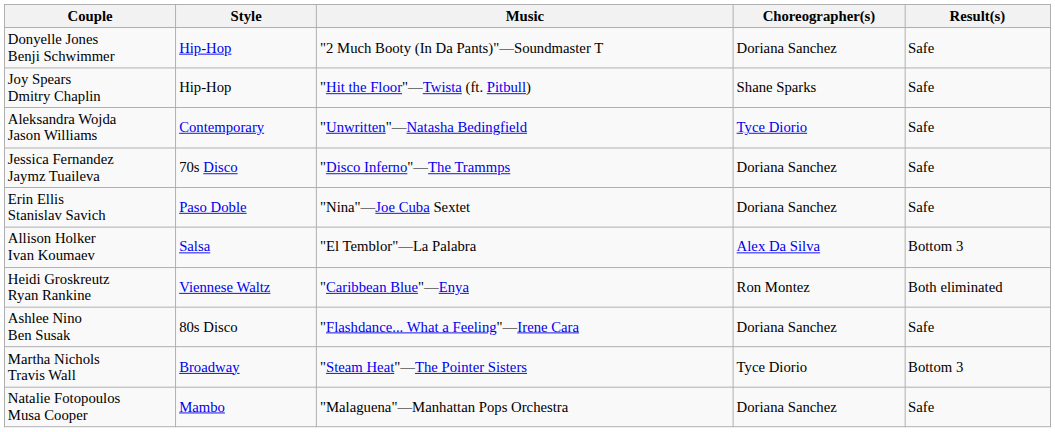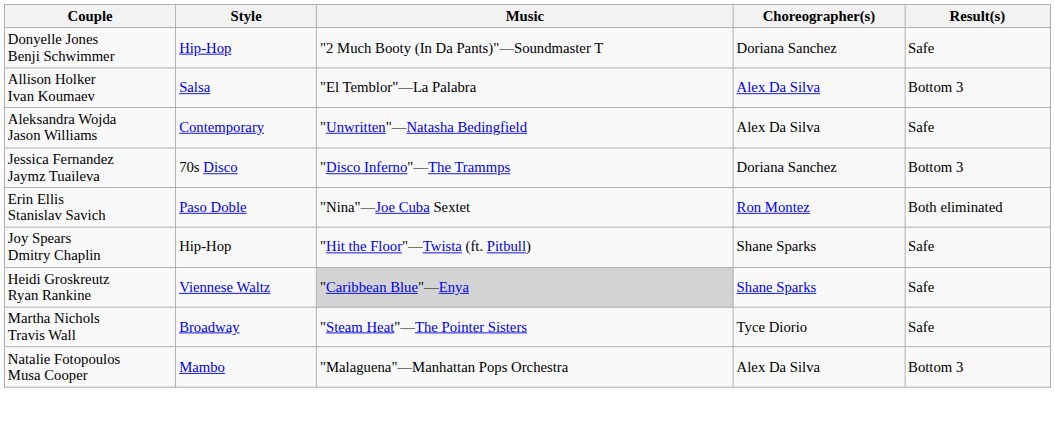rows swapped: (52, 247) <-> (54, 87)
(772, 127) Tyce Diorio -> (778, 127) Alex Da Silva
(921, 167) Safe -> (936, 167) Bottom 3
(787, 207) Doriana Sanchez -> (773, 207) Ron Montez
(921, 207) Safe -> (955, 207) Both eliminated
(394, 287) no background -> (394, 287) lightgrey background
(773, 287) Ron Montez -> (776, 287) Shane Sparks
(955, 287) Both eliminated -> (921, 287) Safe
- row: (45, 327)
(936, 367) Bottom 3 -> (921, 327) Safe
(787, 406) Doriana Sanchez -> (778, 367) Alex Da Silva
(921, 406) Safe -> (936, 367) Bottom 3
